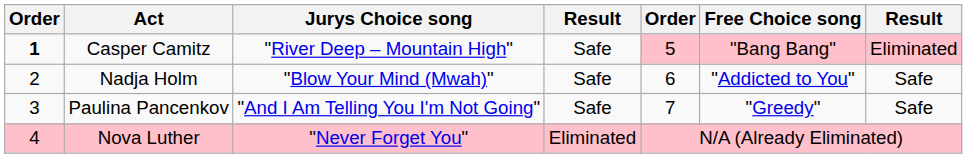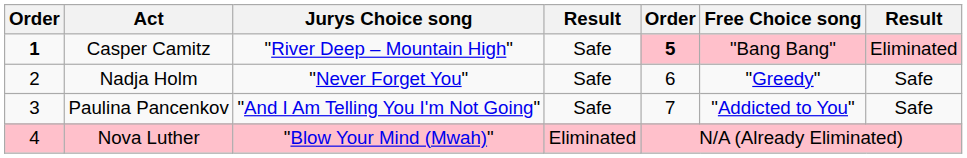(670, 49) normal -> (670, 49) bold
(389, 78) "Blow Your Mind (Mwah)" -> (389, 78) "Never Forget You"
(783, 78) "Addicted to You" -> (783, 78) "Greedy"
(783, 108) "Greedy" -> (783, 108) "Addicted to You"
(389, 138) "Never Forget You" -> (389, 138) "Blow Your Mind (Mwah)"
